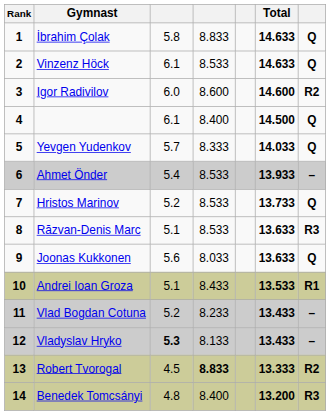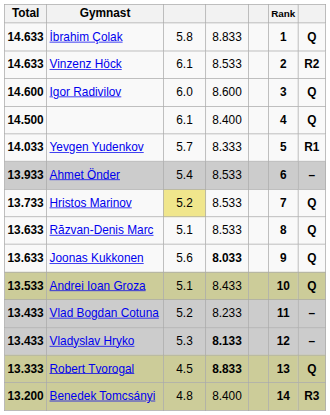columns swapped: (19, 14) <-> (277, 13)
(312, 64) Q -> (312, 64) R2
(312, 92) R2 -> (312, 92) Q
(312, 147) Q -> (312, 147) R1
(172, 203) no background -> (185, 203) khaki background
(312, 230) R3 -> (312, 230) Q
(214, 258) normal -> (227, 258) bold
(312, 286) R1 -> (312, 286) Q
(172, 341) bold -> (185, 341) normal
(214, 341) normal -> (227, 341) bold
(312, 368) R2 -> (312, 368) Q
